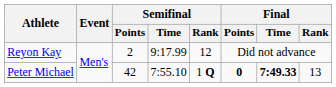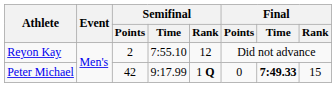(169, 53) 9:17.99 -> (169, 53) 7:55.10
(169, 72) 7:55.10 -> (169, 72) 9:17.99
(239, 72) bold -> (239, 72) normal
(315, 72) 13 -> (315, 72) 15
